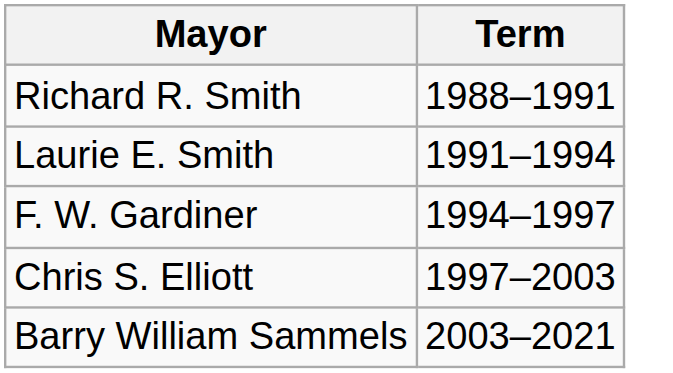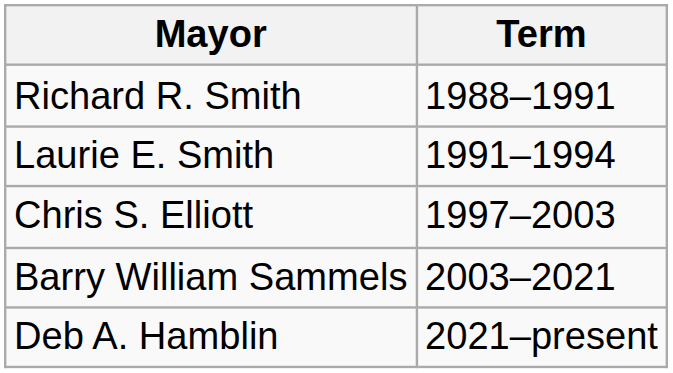- row: (136, 215)
+ row: (146, 336)
